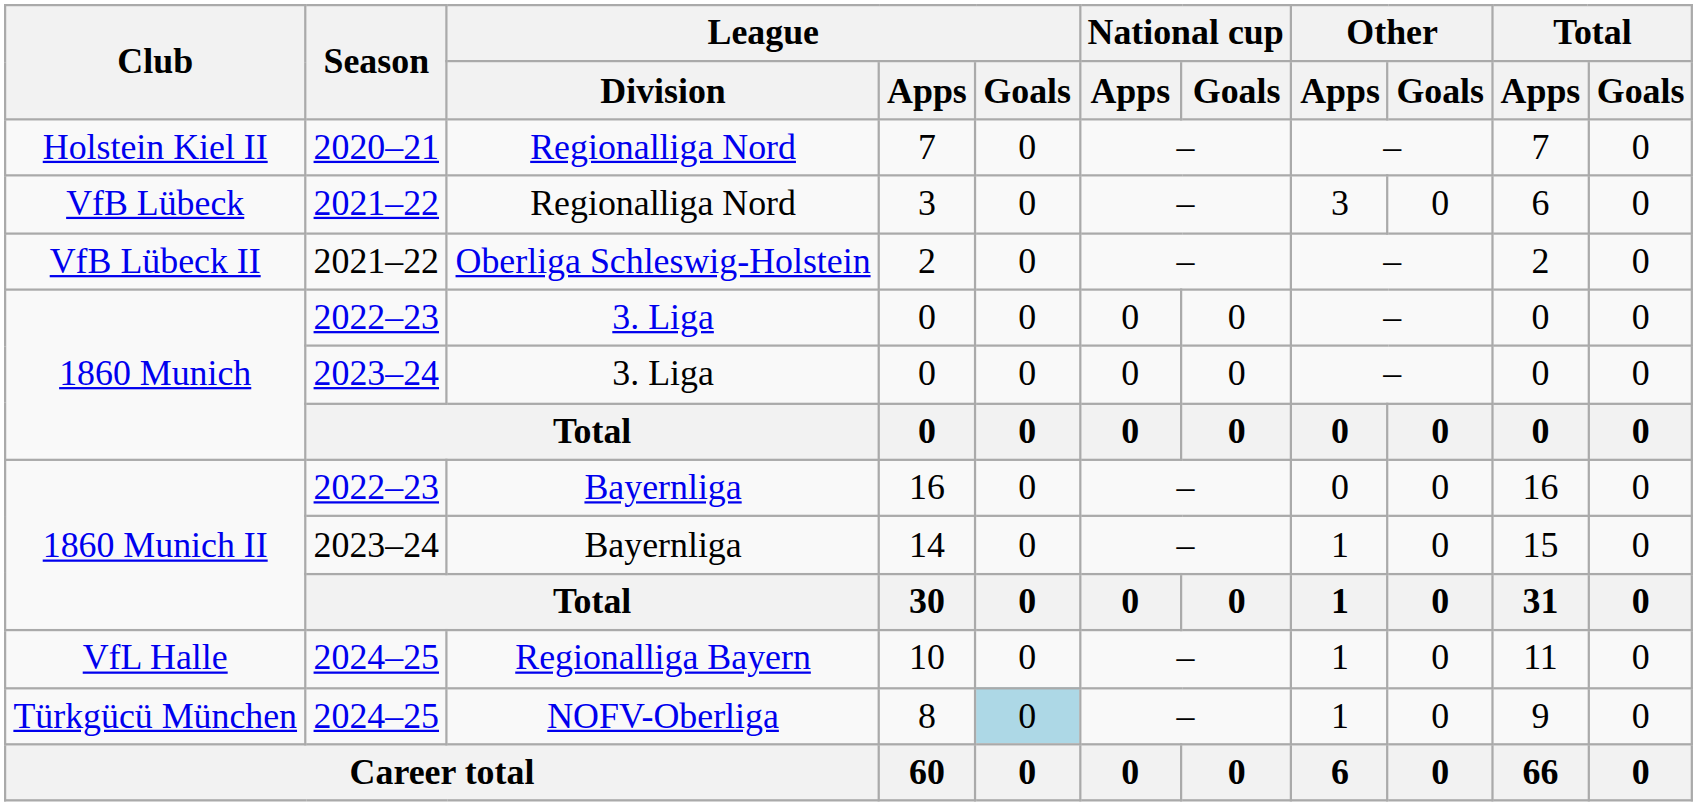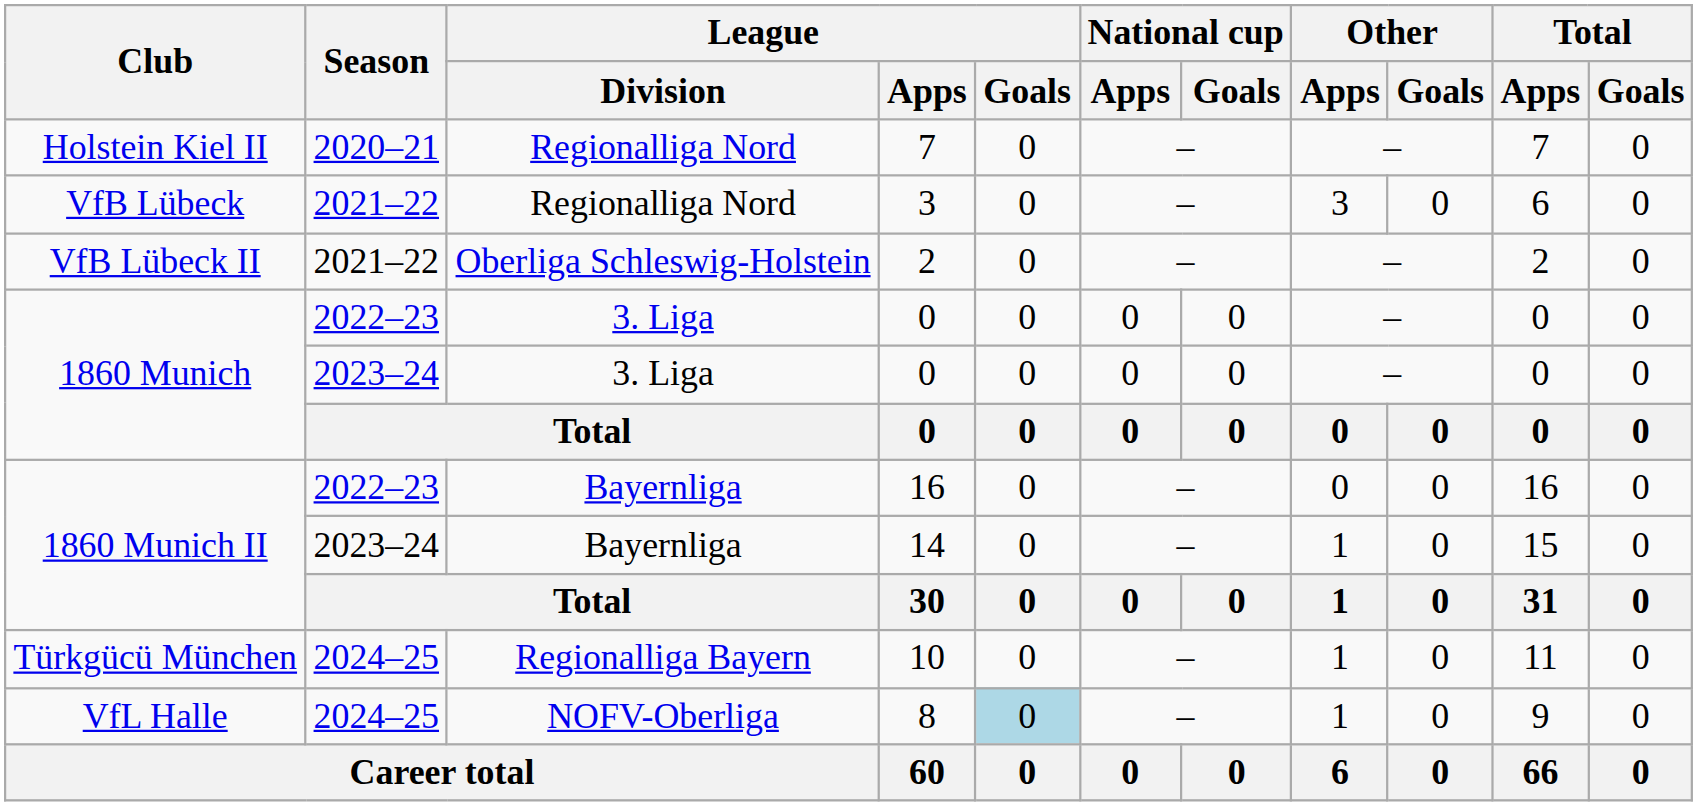(155, 658) VfL Halle -> (155, 658) Türkgücü München
(155, 715) Türkgücü München -> (155, 715) VfL Halle
